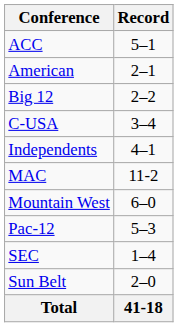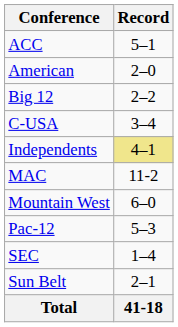(143, 70) 2–1 -> (143, 70) 2–0
(143, 149) no background -> (143, 149) khaki background
(143, 281) 2–0 -> (143, 281) 2–1
